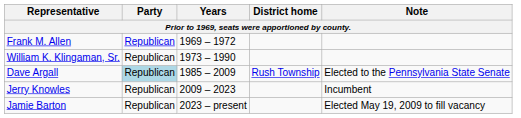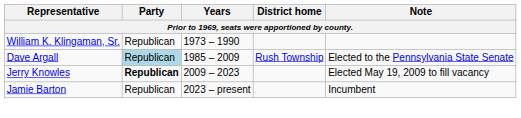- row: (39, 41)
(150, 89) normal -> (152, 73) bold
(348, 89) Incumbent -> (409, 73) Elected May 19, 2009 to fill vacancy
(405, 105) Elected May 19, 2009 to fill vacancy -> (352, 89) Incumbent
